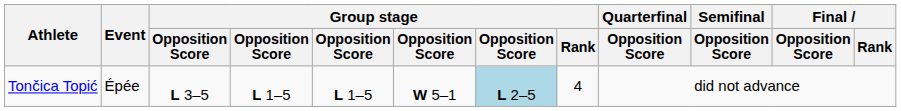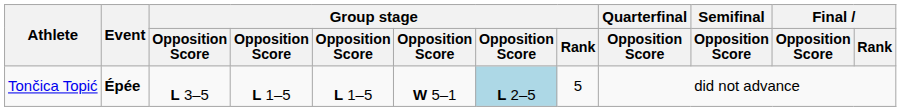(122, 87) normal -> (123, 87) bold
(578, 87) 4 -> (578, 87) 5
